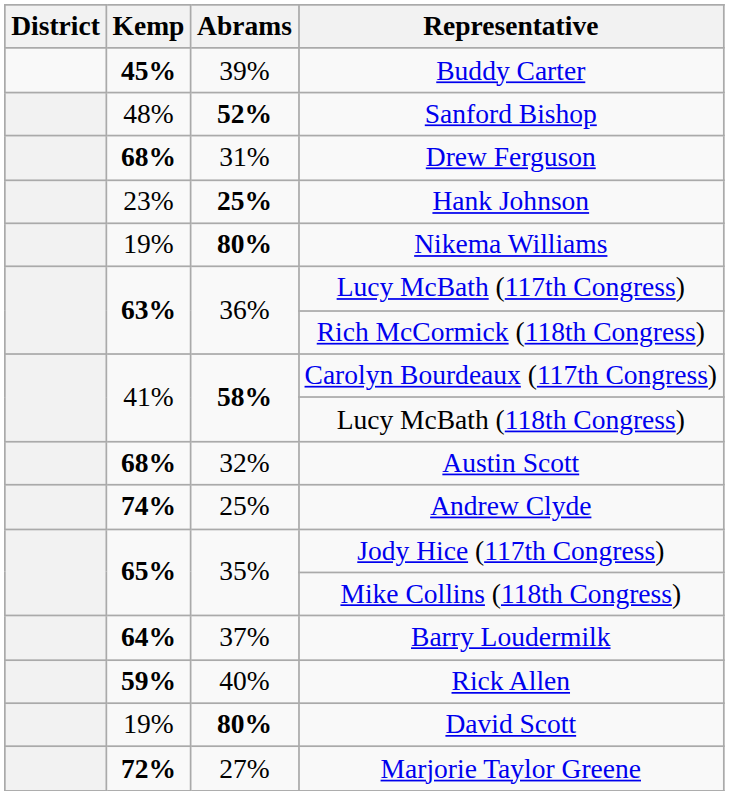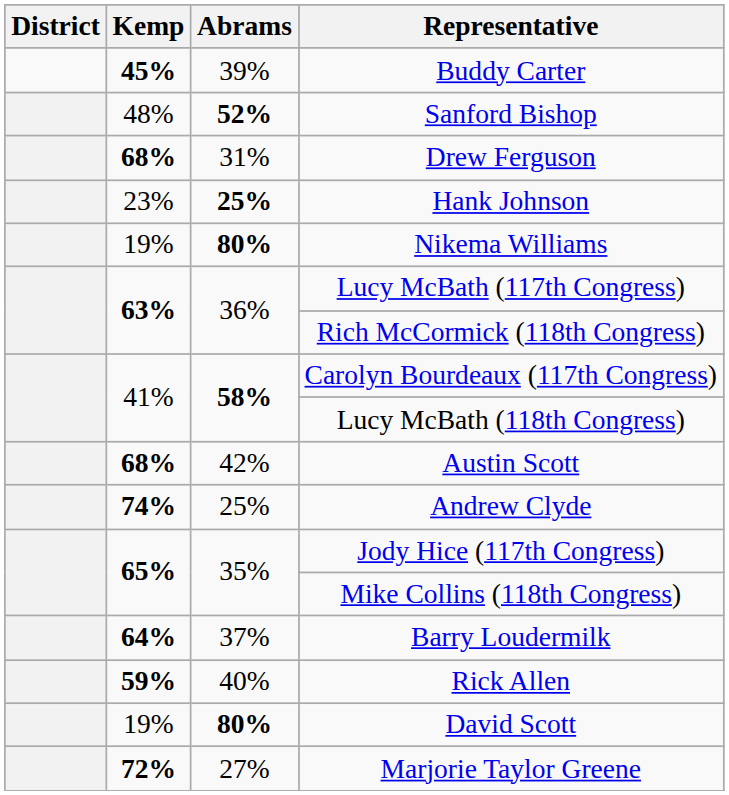(244, 462) 32% -> (244, 462) 42%
